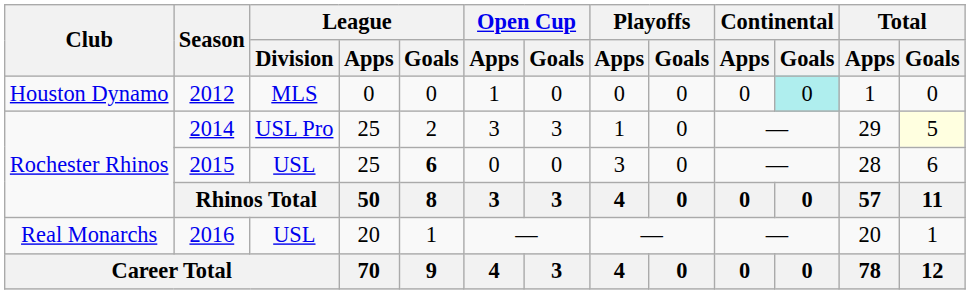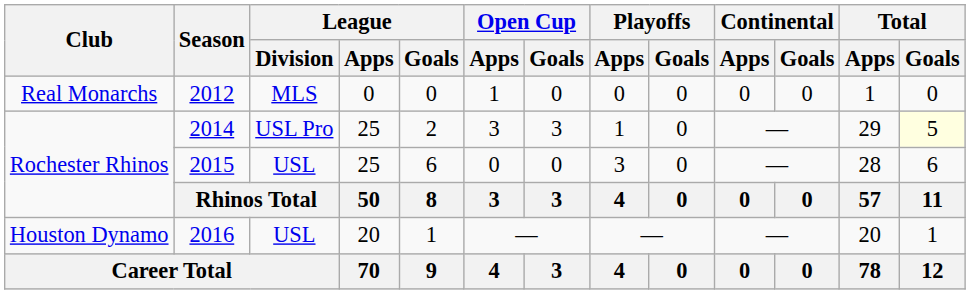(89, 93) Houston Dynamo -> (89, 93) Real Monarchs
(807, 93) paleturquoise background -> (807, 93) no background
(431, 164) bold -> (431, 164) normal
(89, 235) Real Monarchs -> (89, 235) Houston Dynamo
